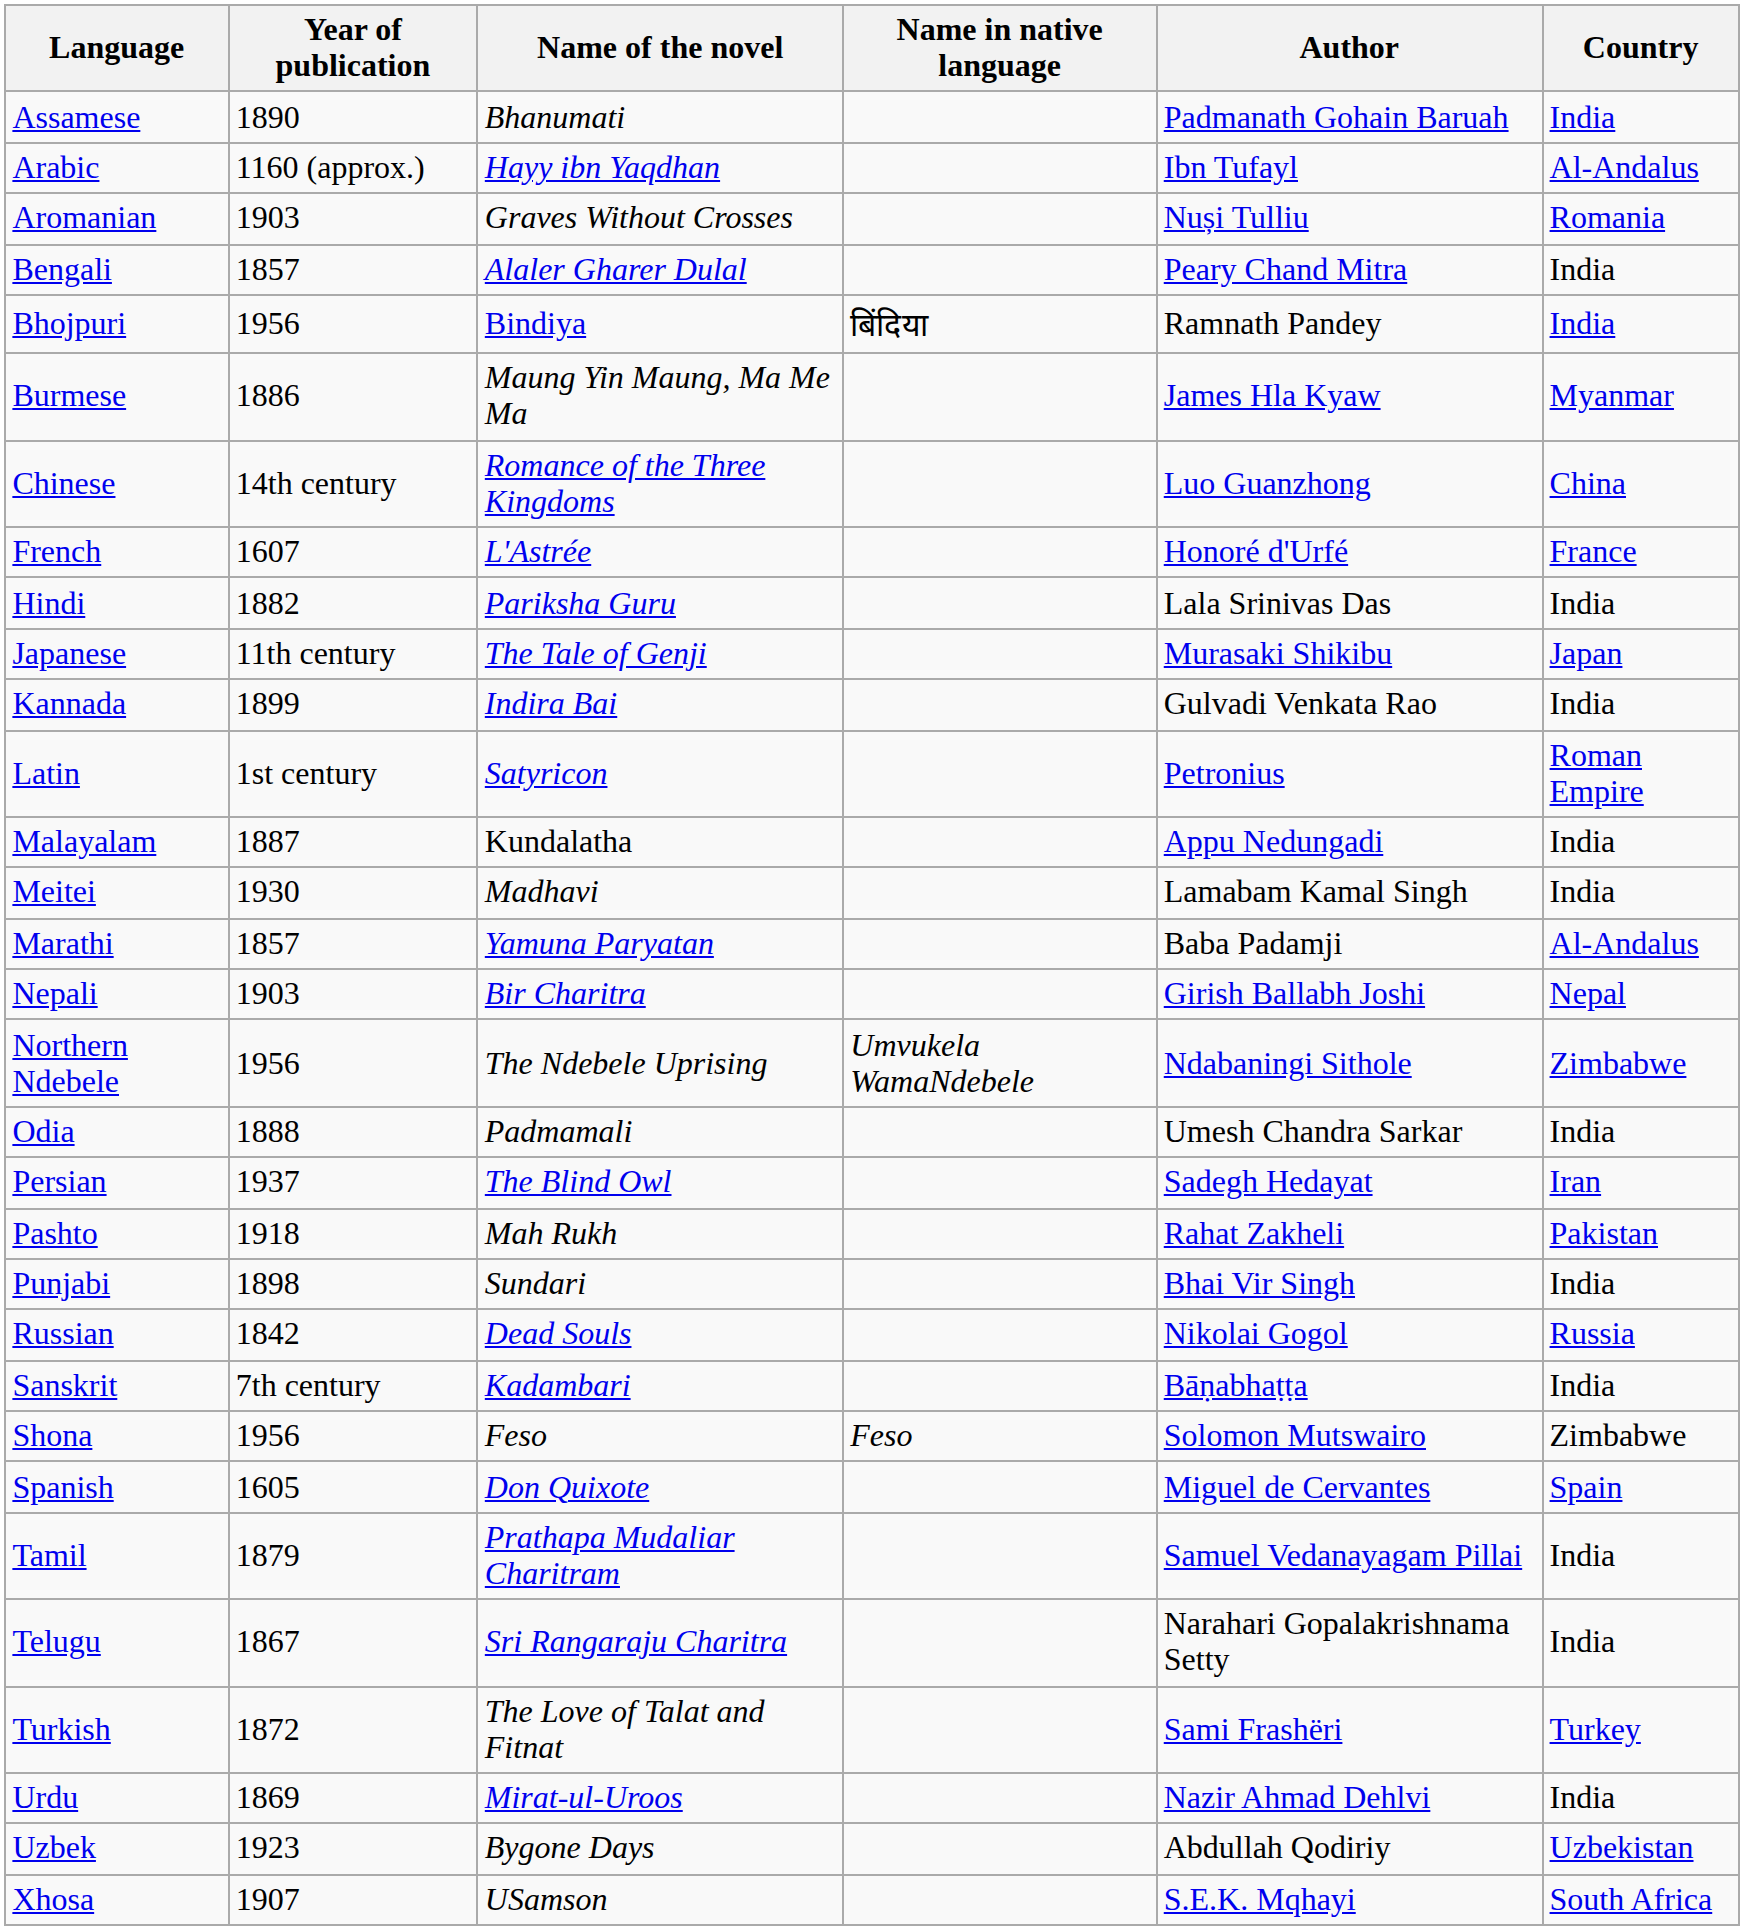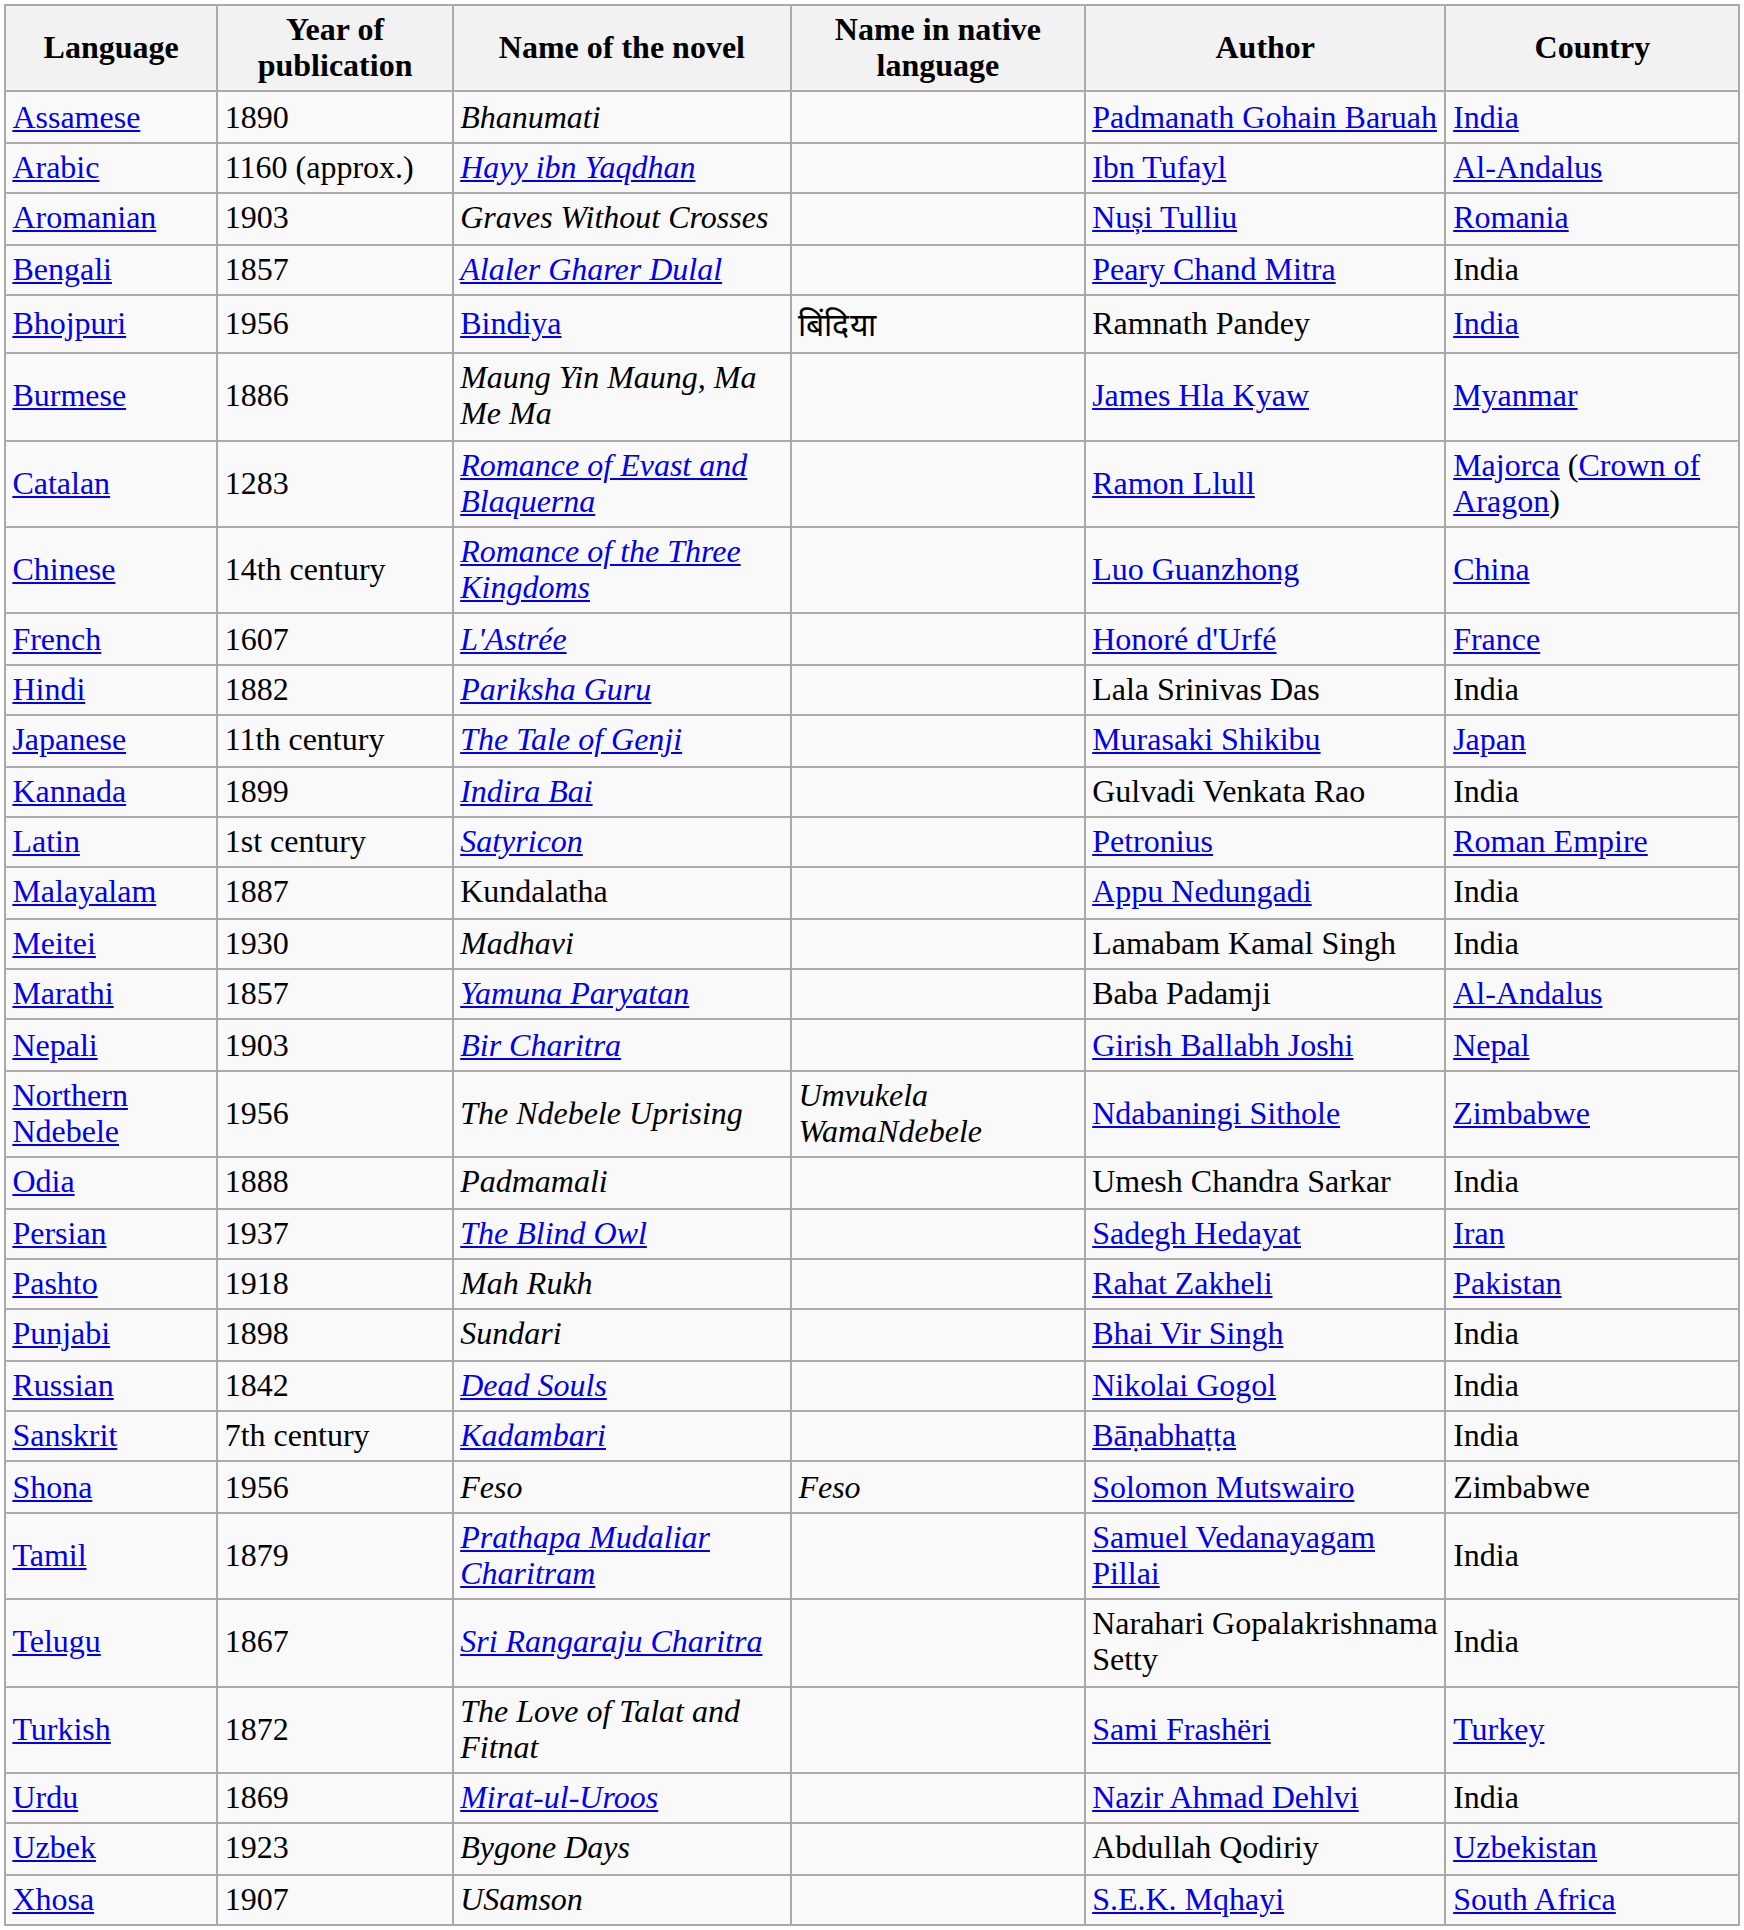+ row: (61, 483)
(1592, 1334) Russia -> (1486, 1385) India
- row: (63, 1486)
